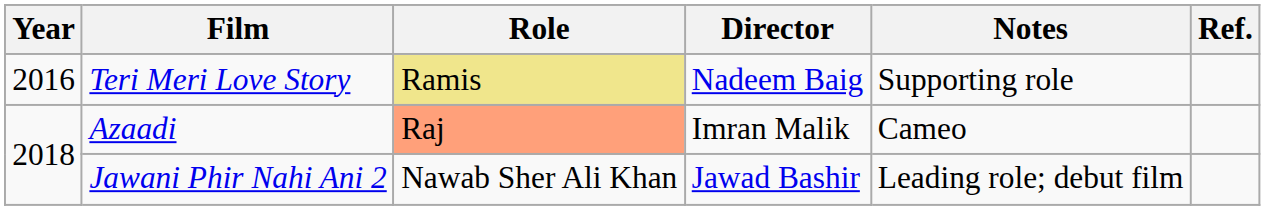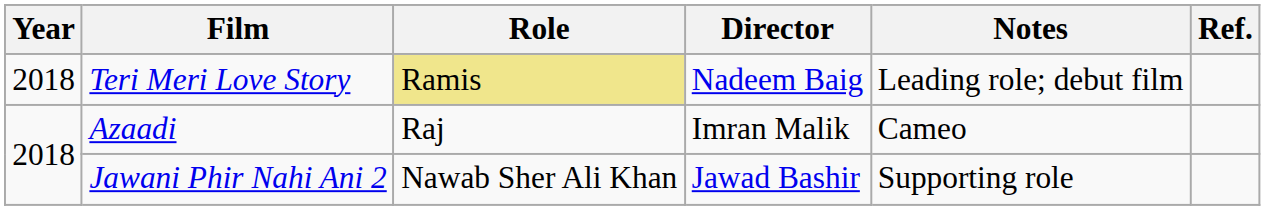(44, 79) 2016 -> (44, 79) 2018
(976, 79) Supporting role -> (1031, 79) Leading role; debut film
(423, 128) lightsalmon background -> (423, 128) no background
(1031, 178) Leading role; debut film -> (976, 178) Supporting role
